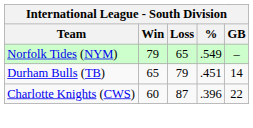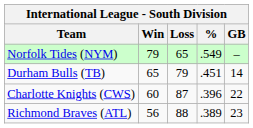+ row: (69, 113)
